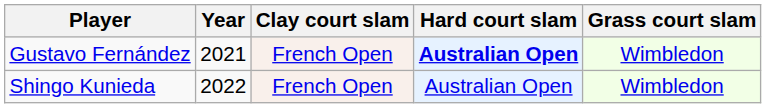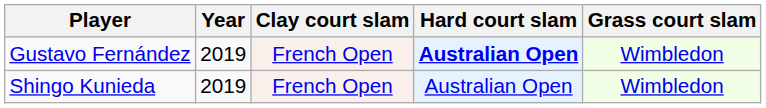(223, 53) 2021 -> (223, 53) 2019
(223, 86) 2022 -> (223, 86) 2019
